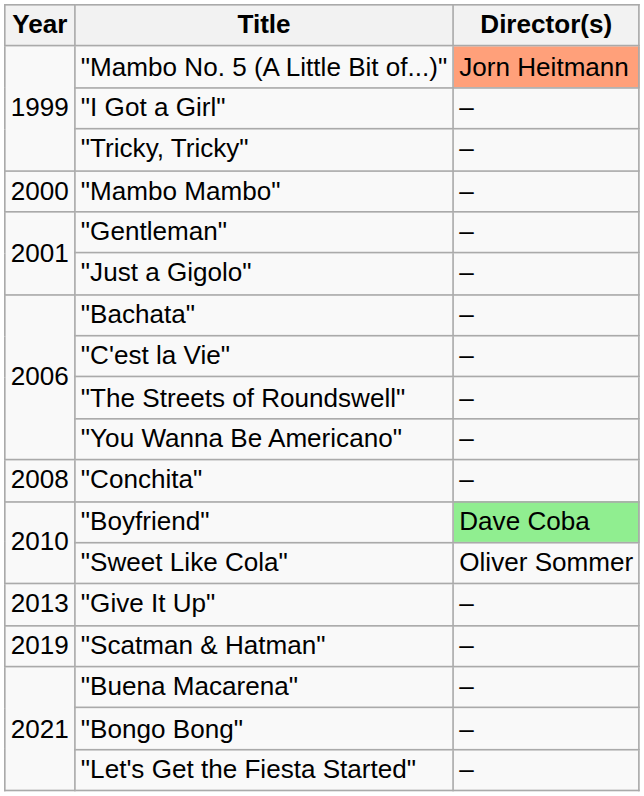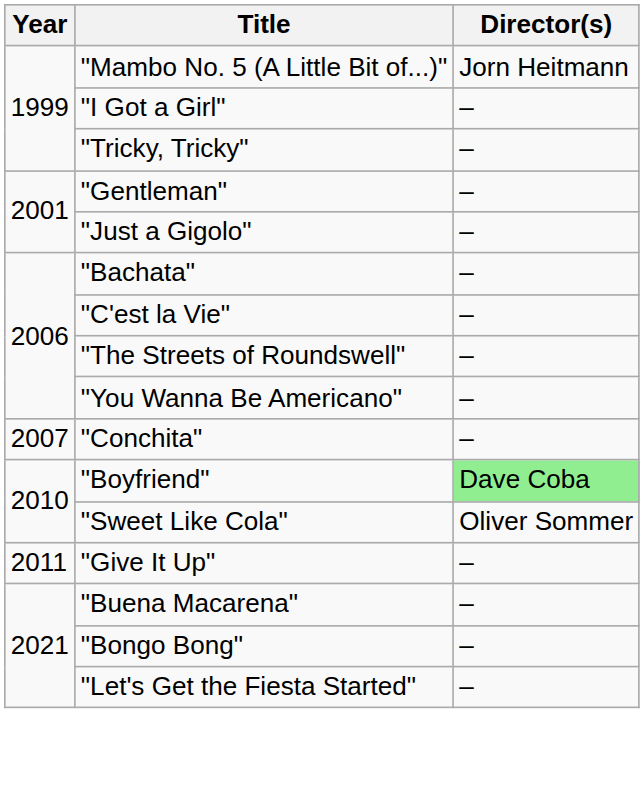(544, 66) lightsalmon background -> (544, 66) no background
- row: (181, 190)
(40, 480) 2008 -> (40, 438) 2007
(40, 604) 2013 -> (39, 562) 2011
- row: (203, 645)
